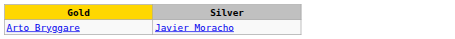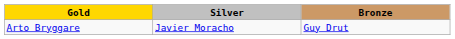+ column: (375, 12)
